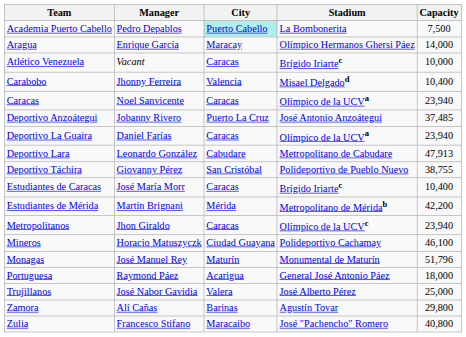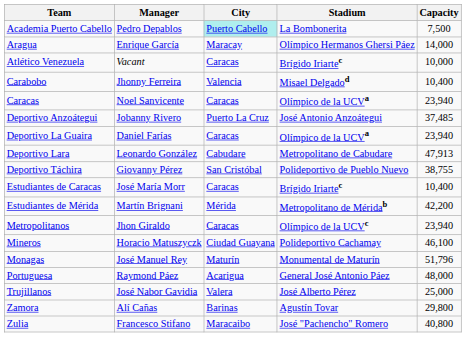(439, 275) 18,000 -> (439, 275) 48,000
